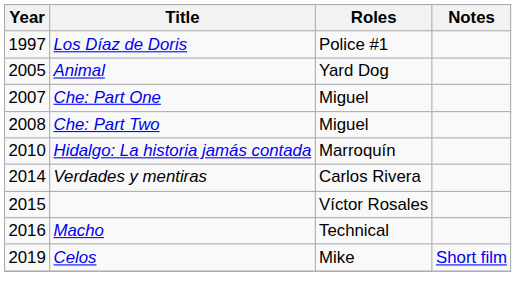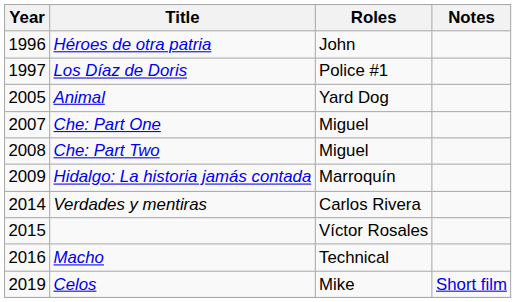+ row: (132, 44)
(27, 151) 2010 -> (27, 177) 2009
